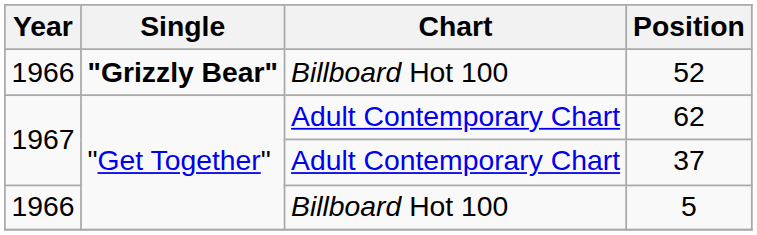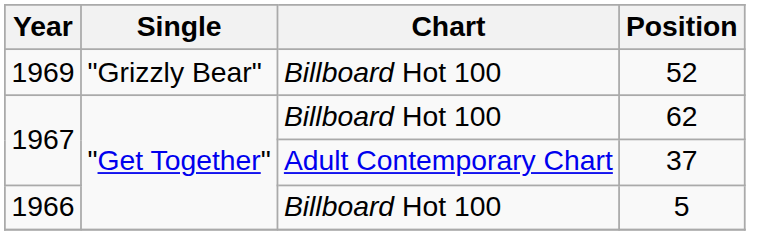(43, 71) 1966 -> (43, 71) 1969
(183, 71) bold -> (175, 71) normal
(456, 116) Adult Contemporary Chart -> (393, 116) Billboard Hot 100
